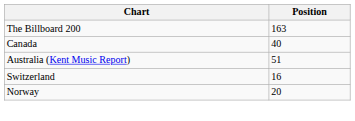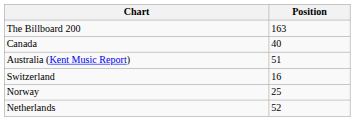(276, 92) 20 -> (276, 92) 25
+ row: (31, 108)
